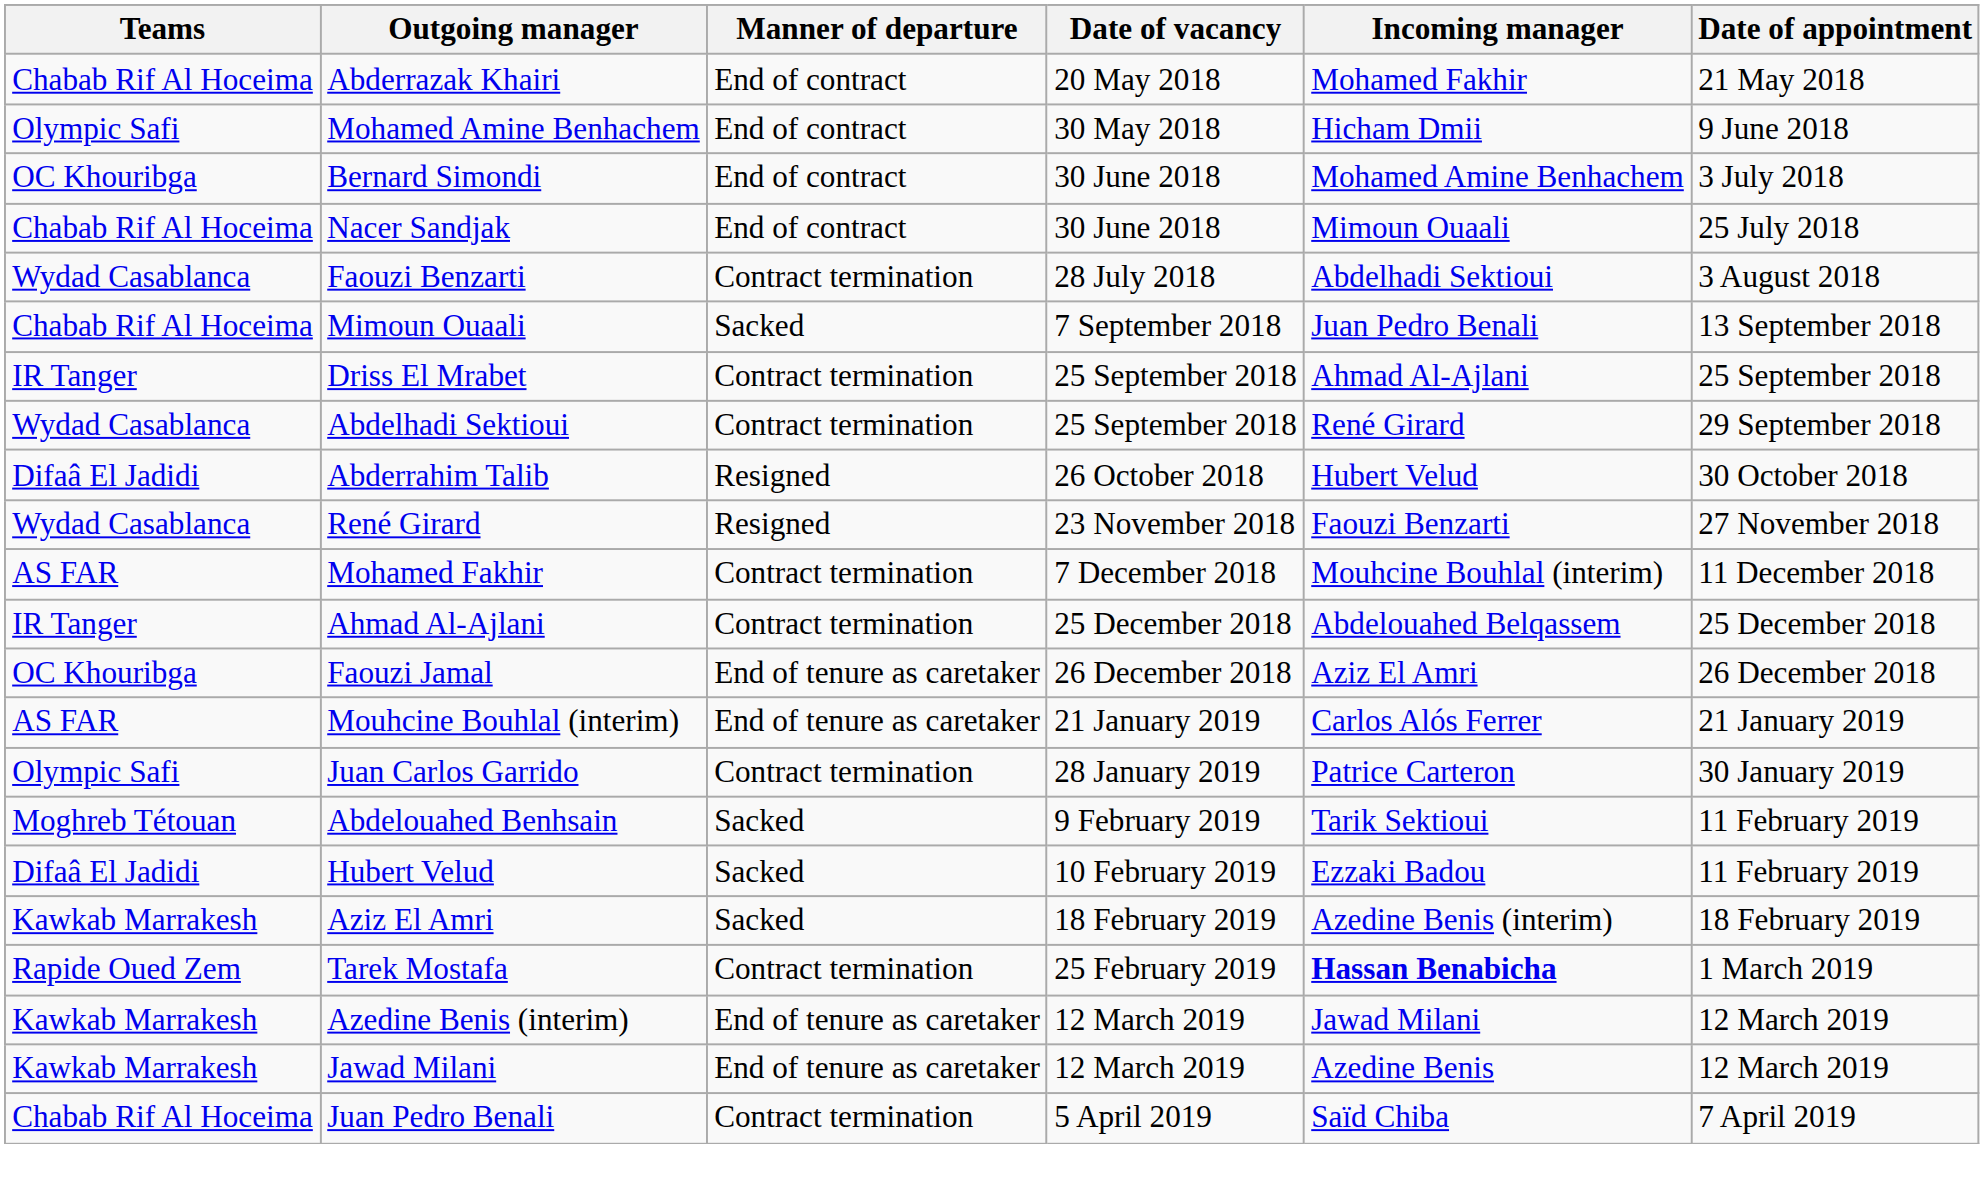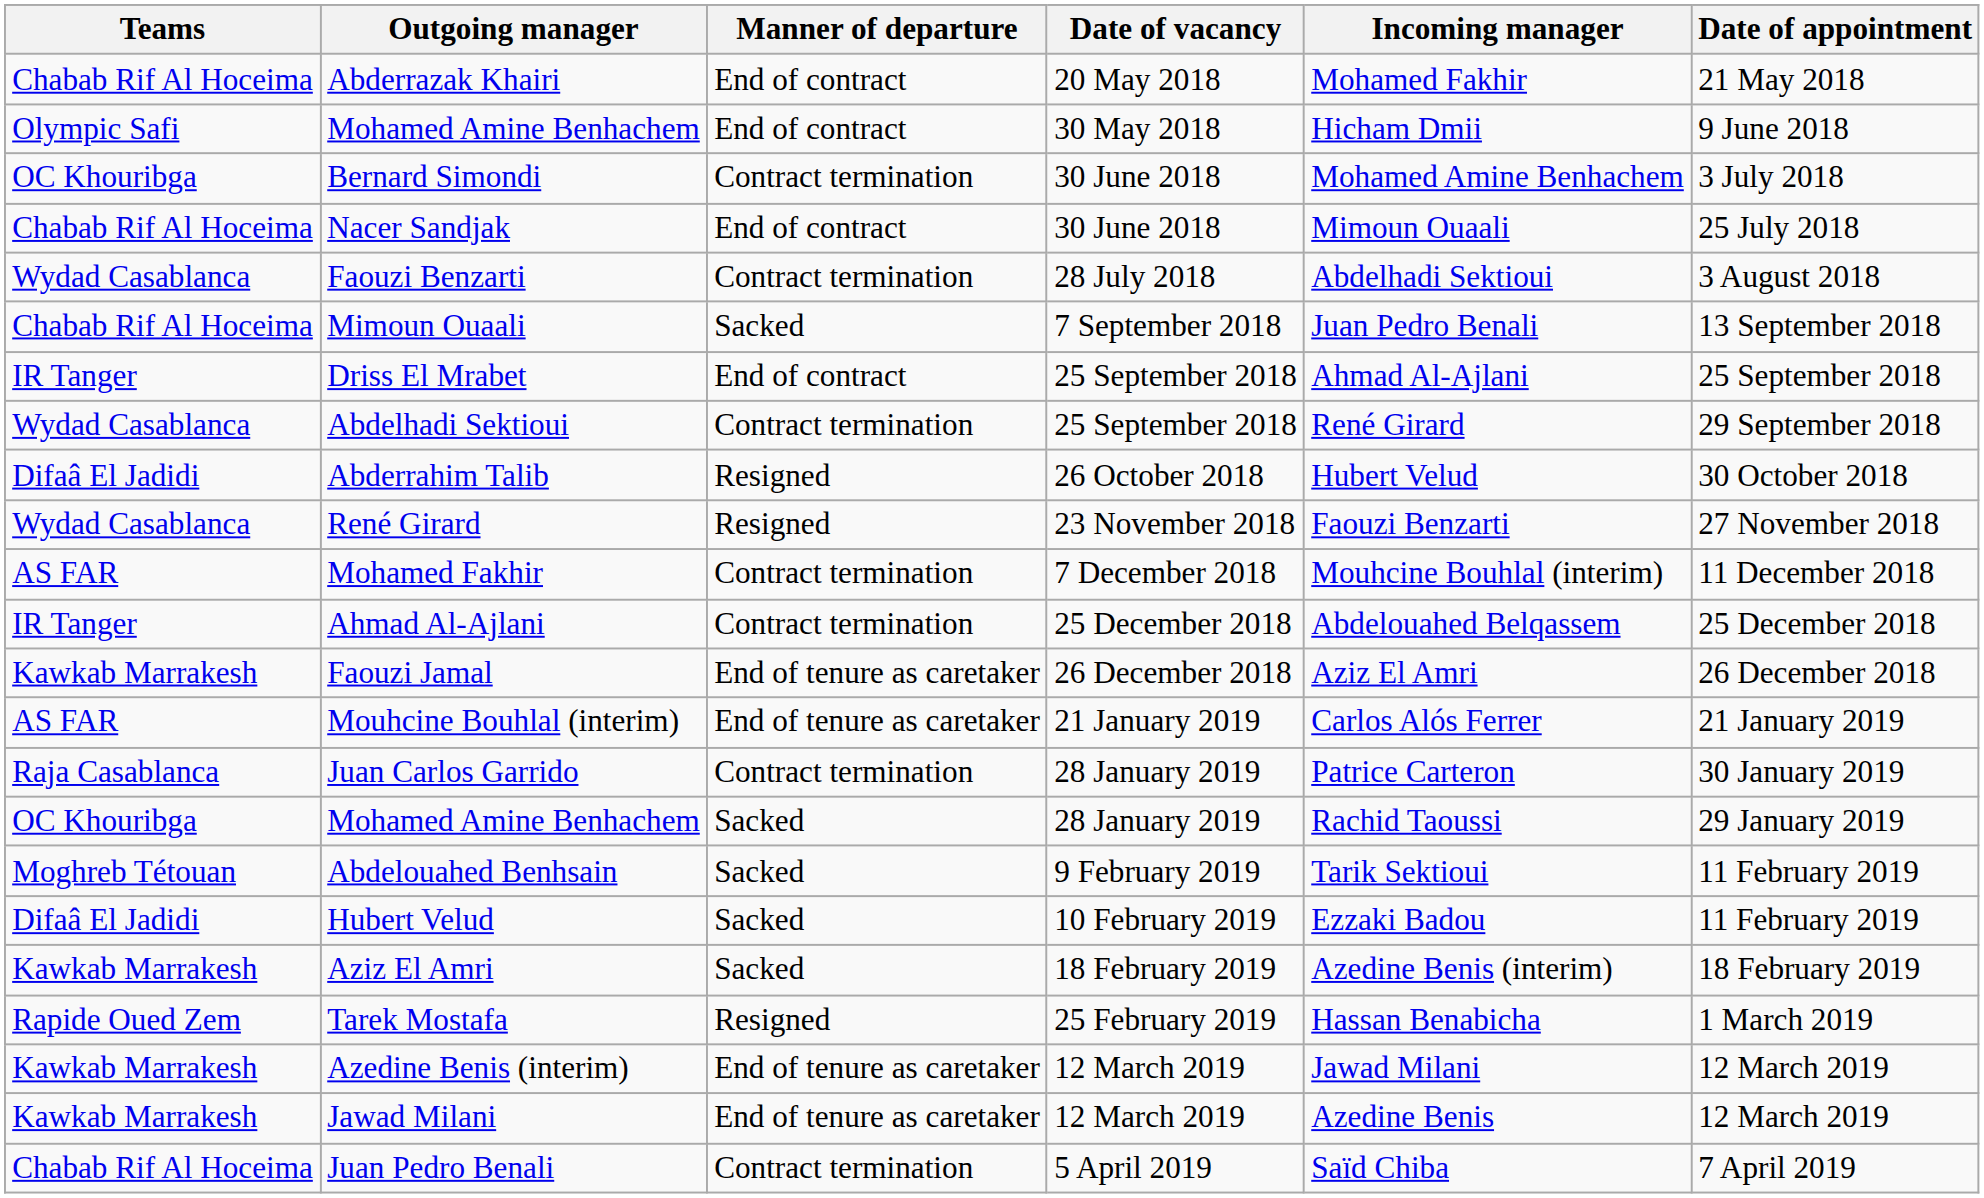(810, 177) End of contract -> (844, 177) Contract termination
(844, 375) Contract termination -> (810, 375) End of contract
(104, 672) OC Khouribga -> (135, 672) Kawkab Marrakesh
(96, 771) Olympic Safi -> (116, 771) Raja Casablanca
+ row: (513, 820)
(844, 969) Contract termination -> (772, 1018) Resigned
(1434, 969) bold -> (1426, 1018) normal
